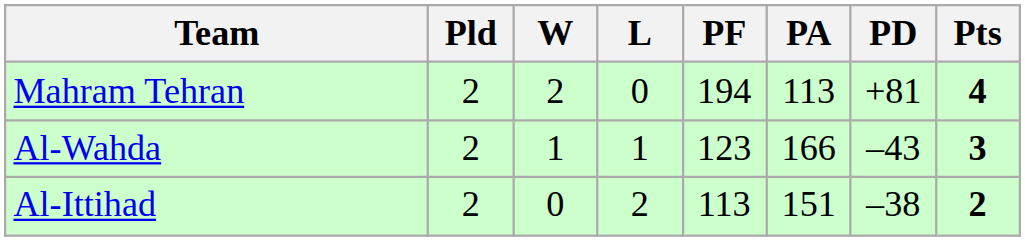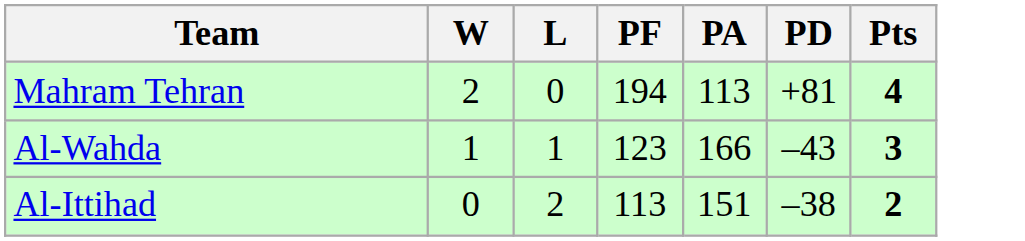- column: (471, 33)
